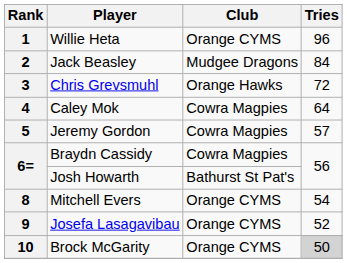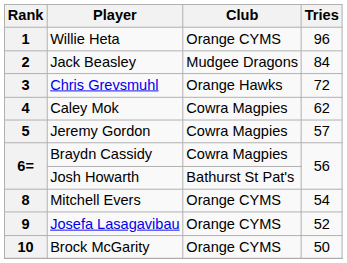(322, 108) 64 -> (322, 108) 62
(322, 246) lightgrey background -> (322, 246) no background
